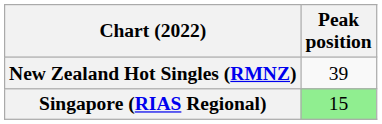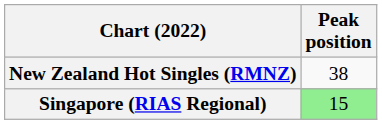(339, 72) 39 -> (339, 72) 38
